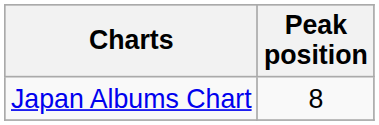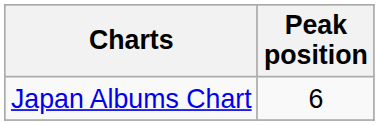(316, 98) 8 -> (316, 98) 6
